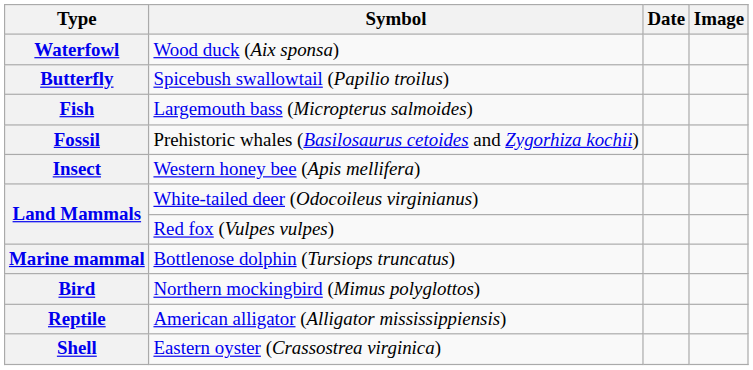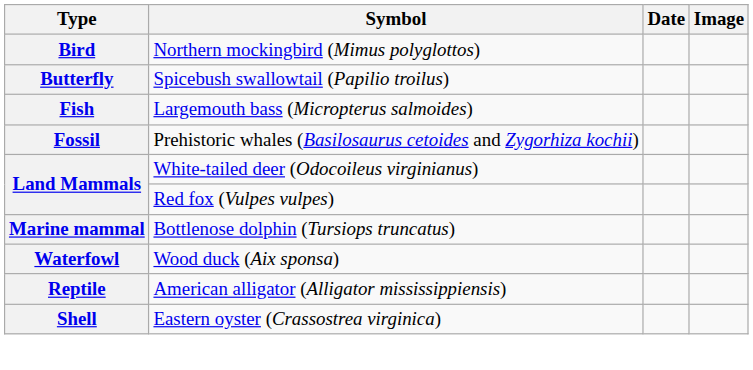rows swapped: (77, 288) <-> (77, 49)
- row: (77, 169)
